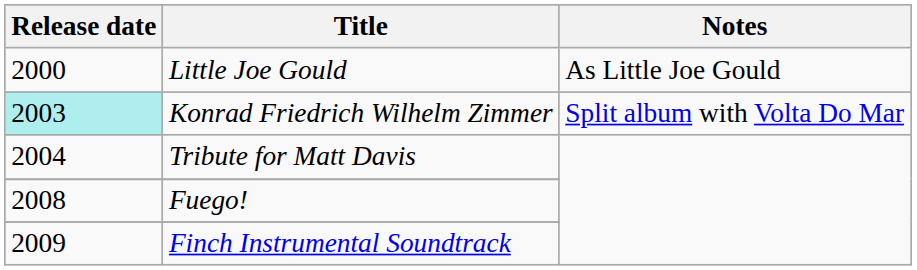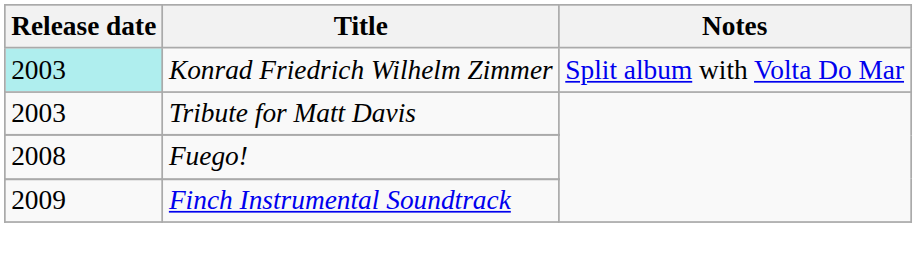- row: (258, 69)
(39, 156) 2004 -> (39, 112) 2003
